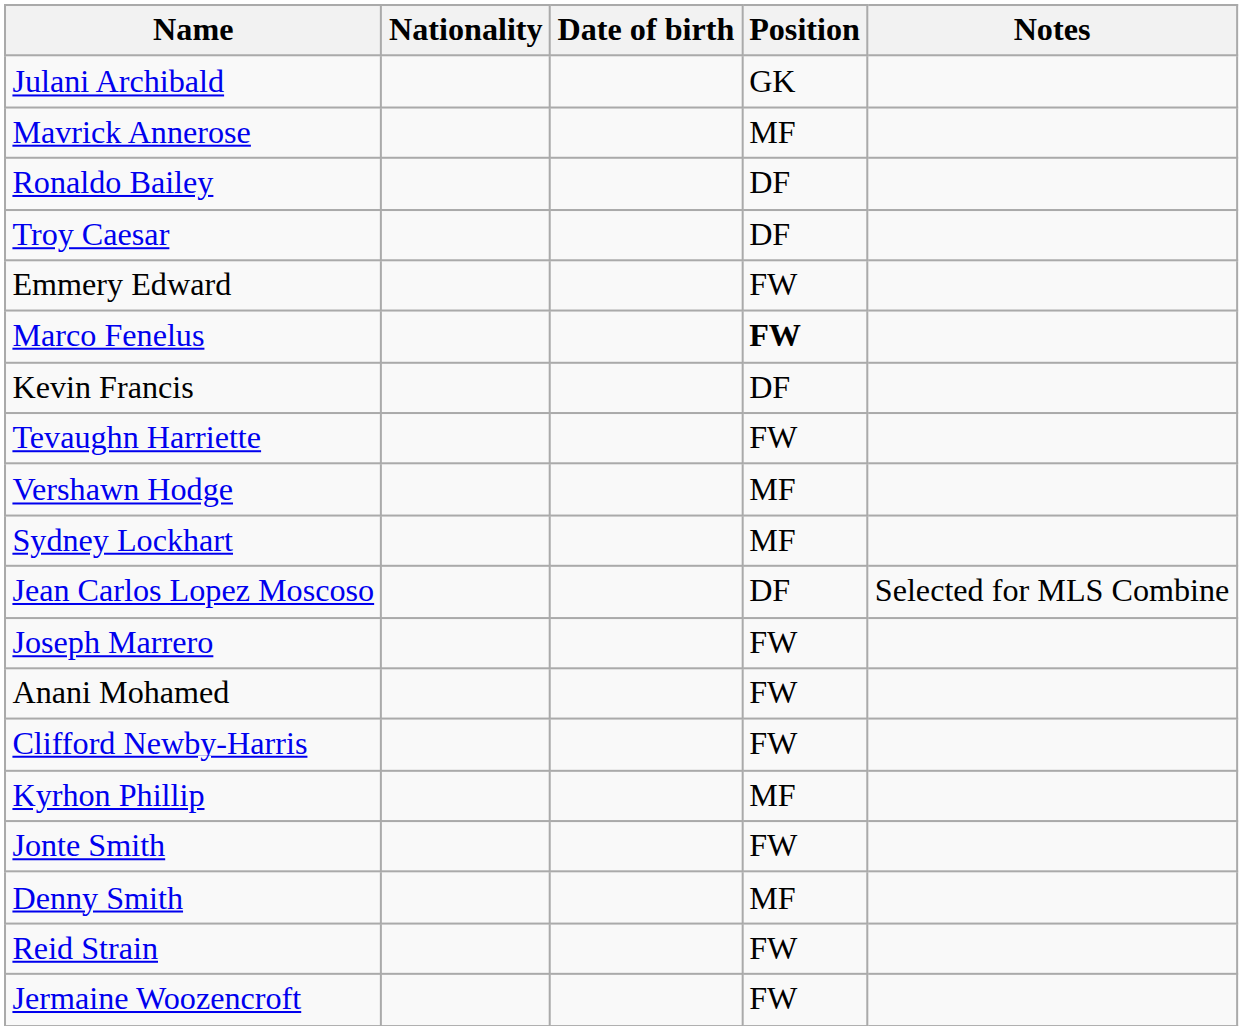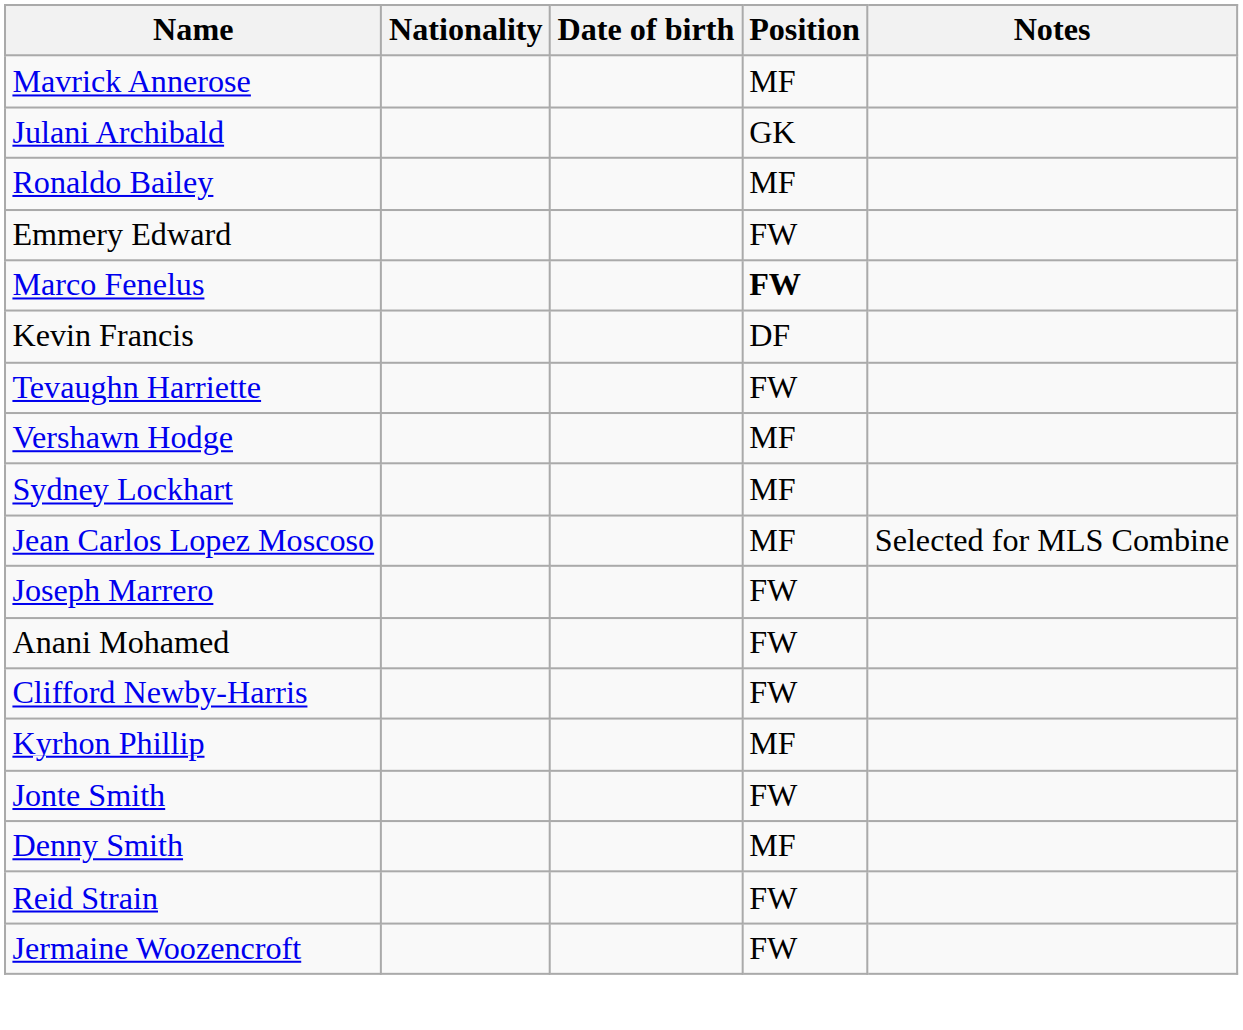rows swapped: (132, 132) <-> (118, 81)
(770, 183) DF -> (772, 183) MF
- row: (91, 234)
(770, 591) DF -> (772, 540) MF
